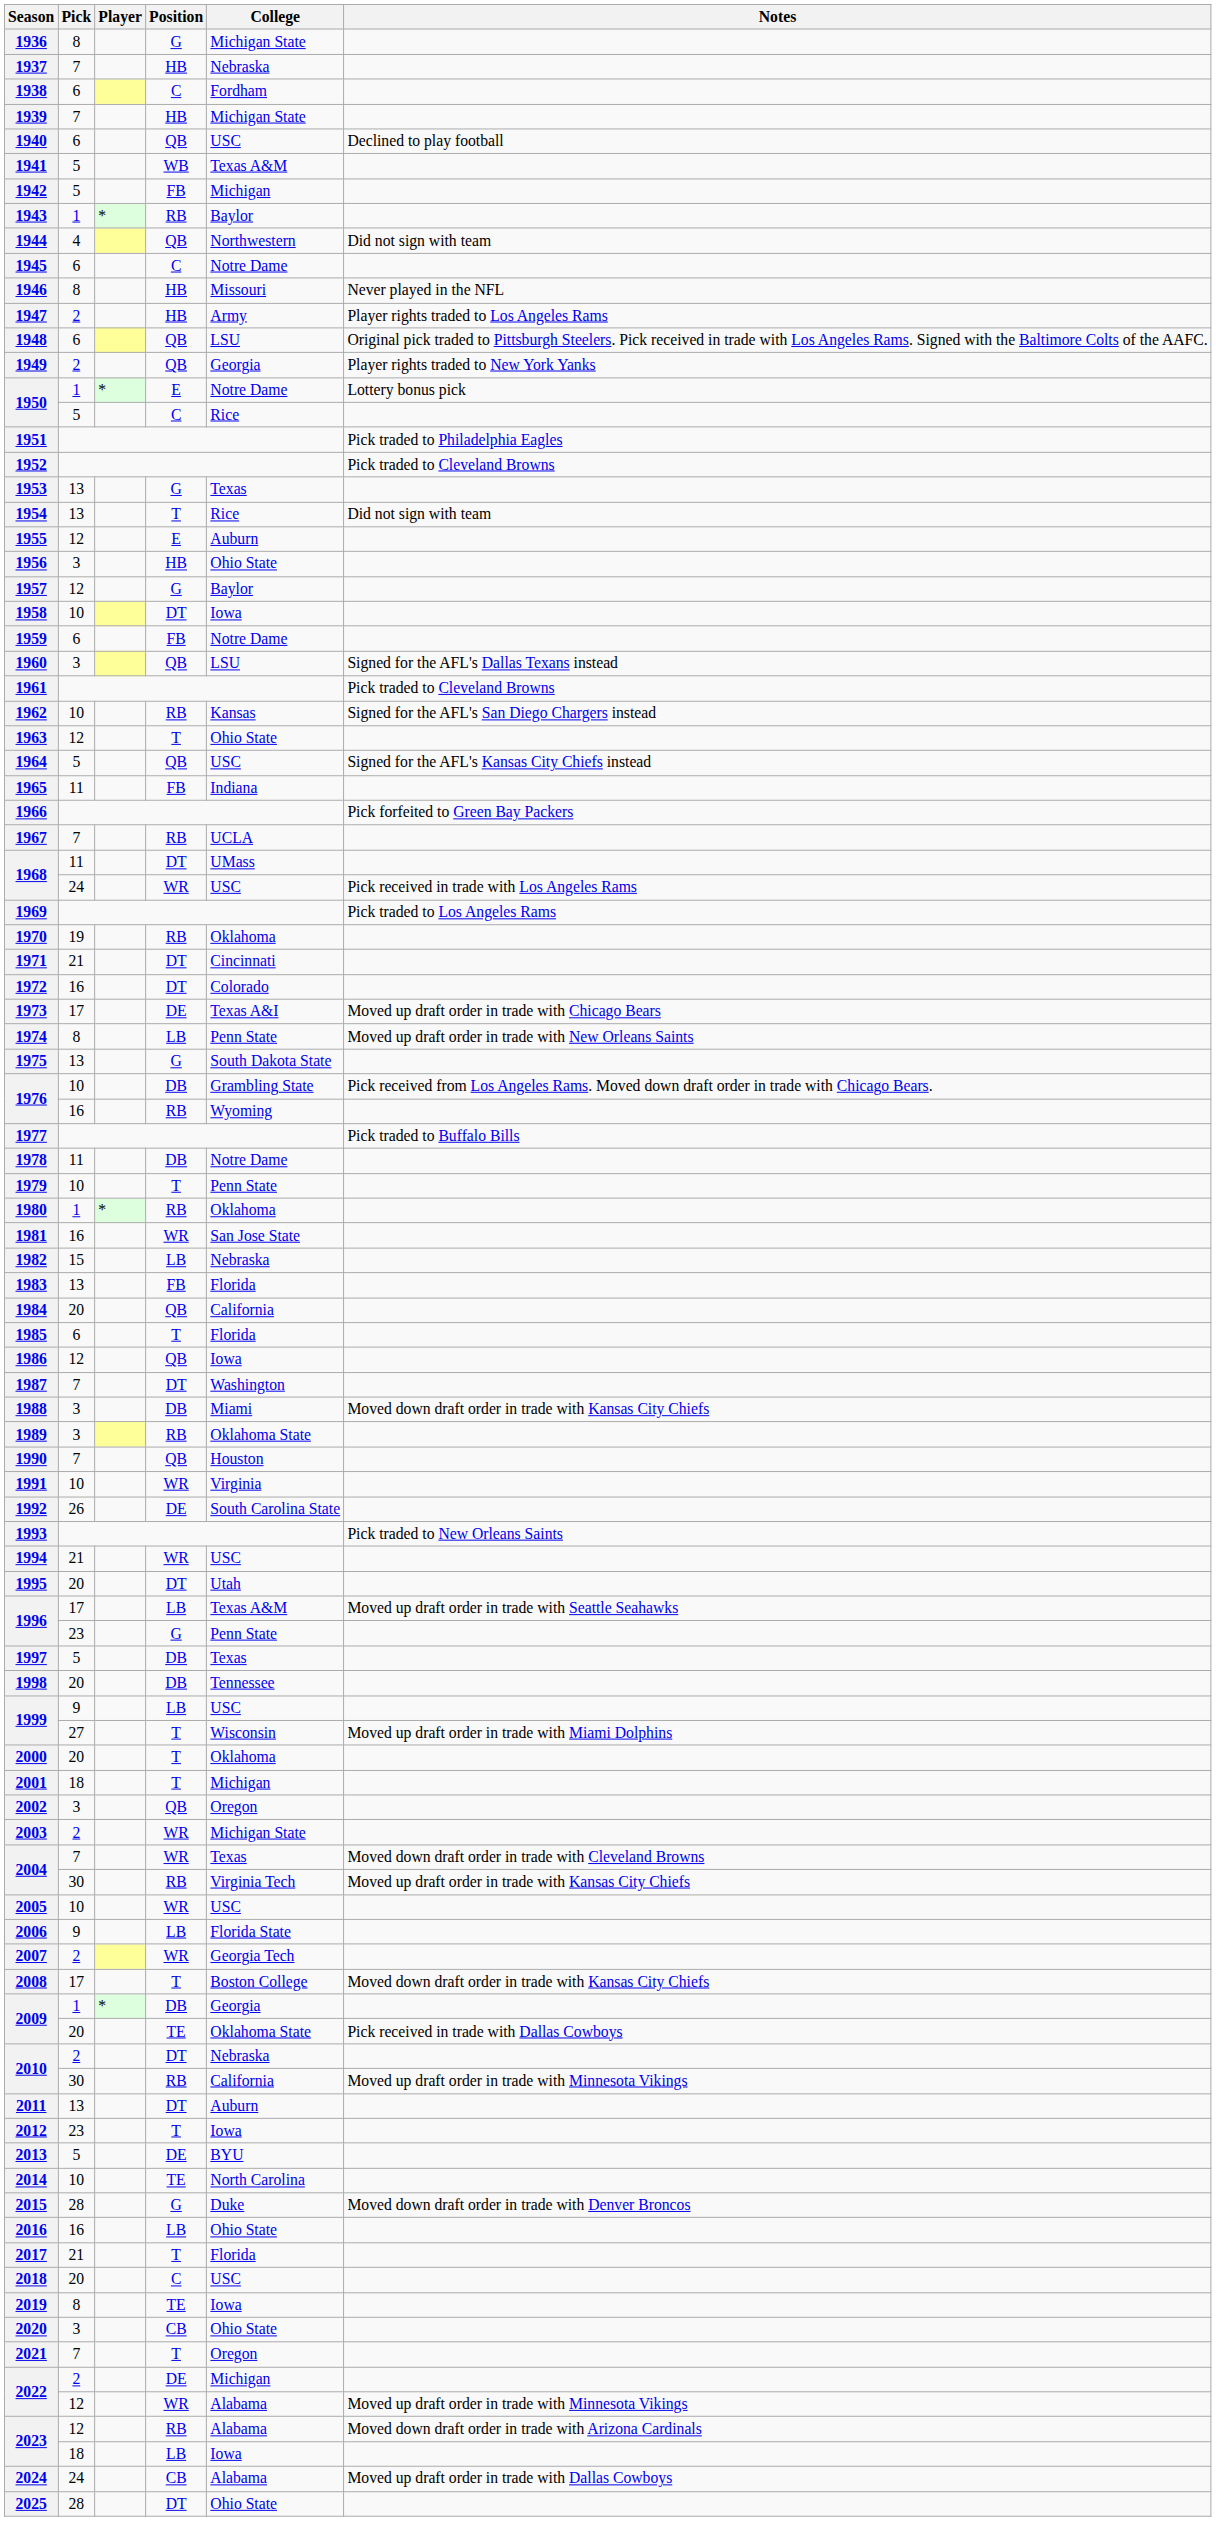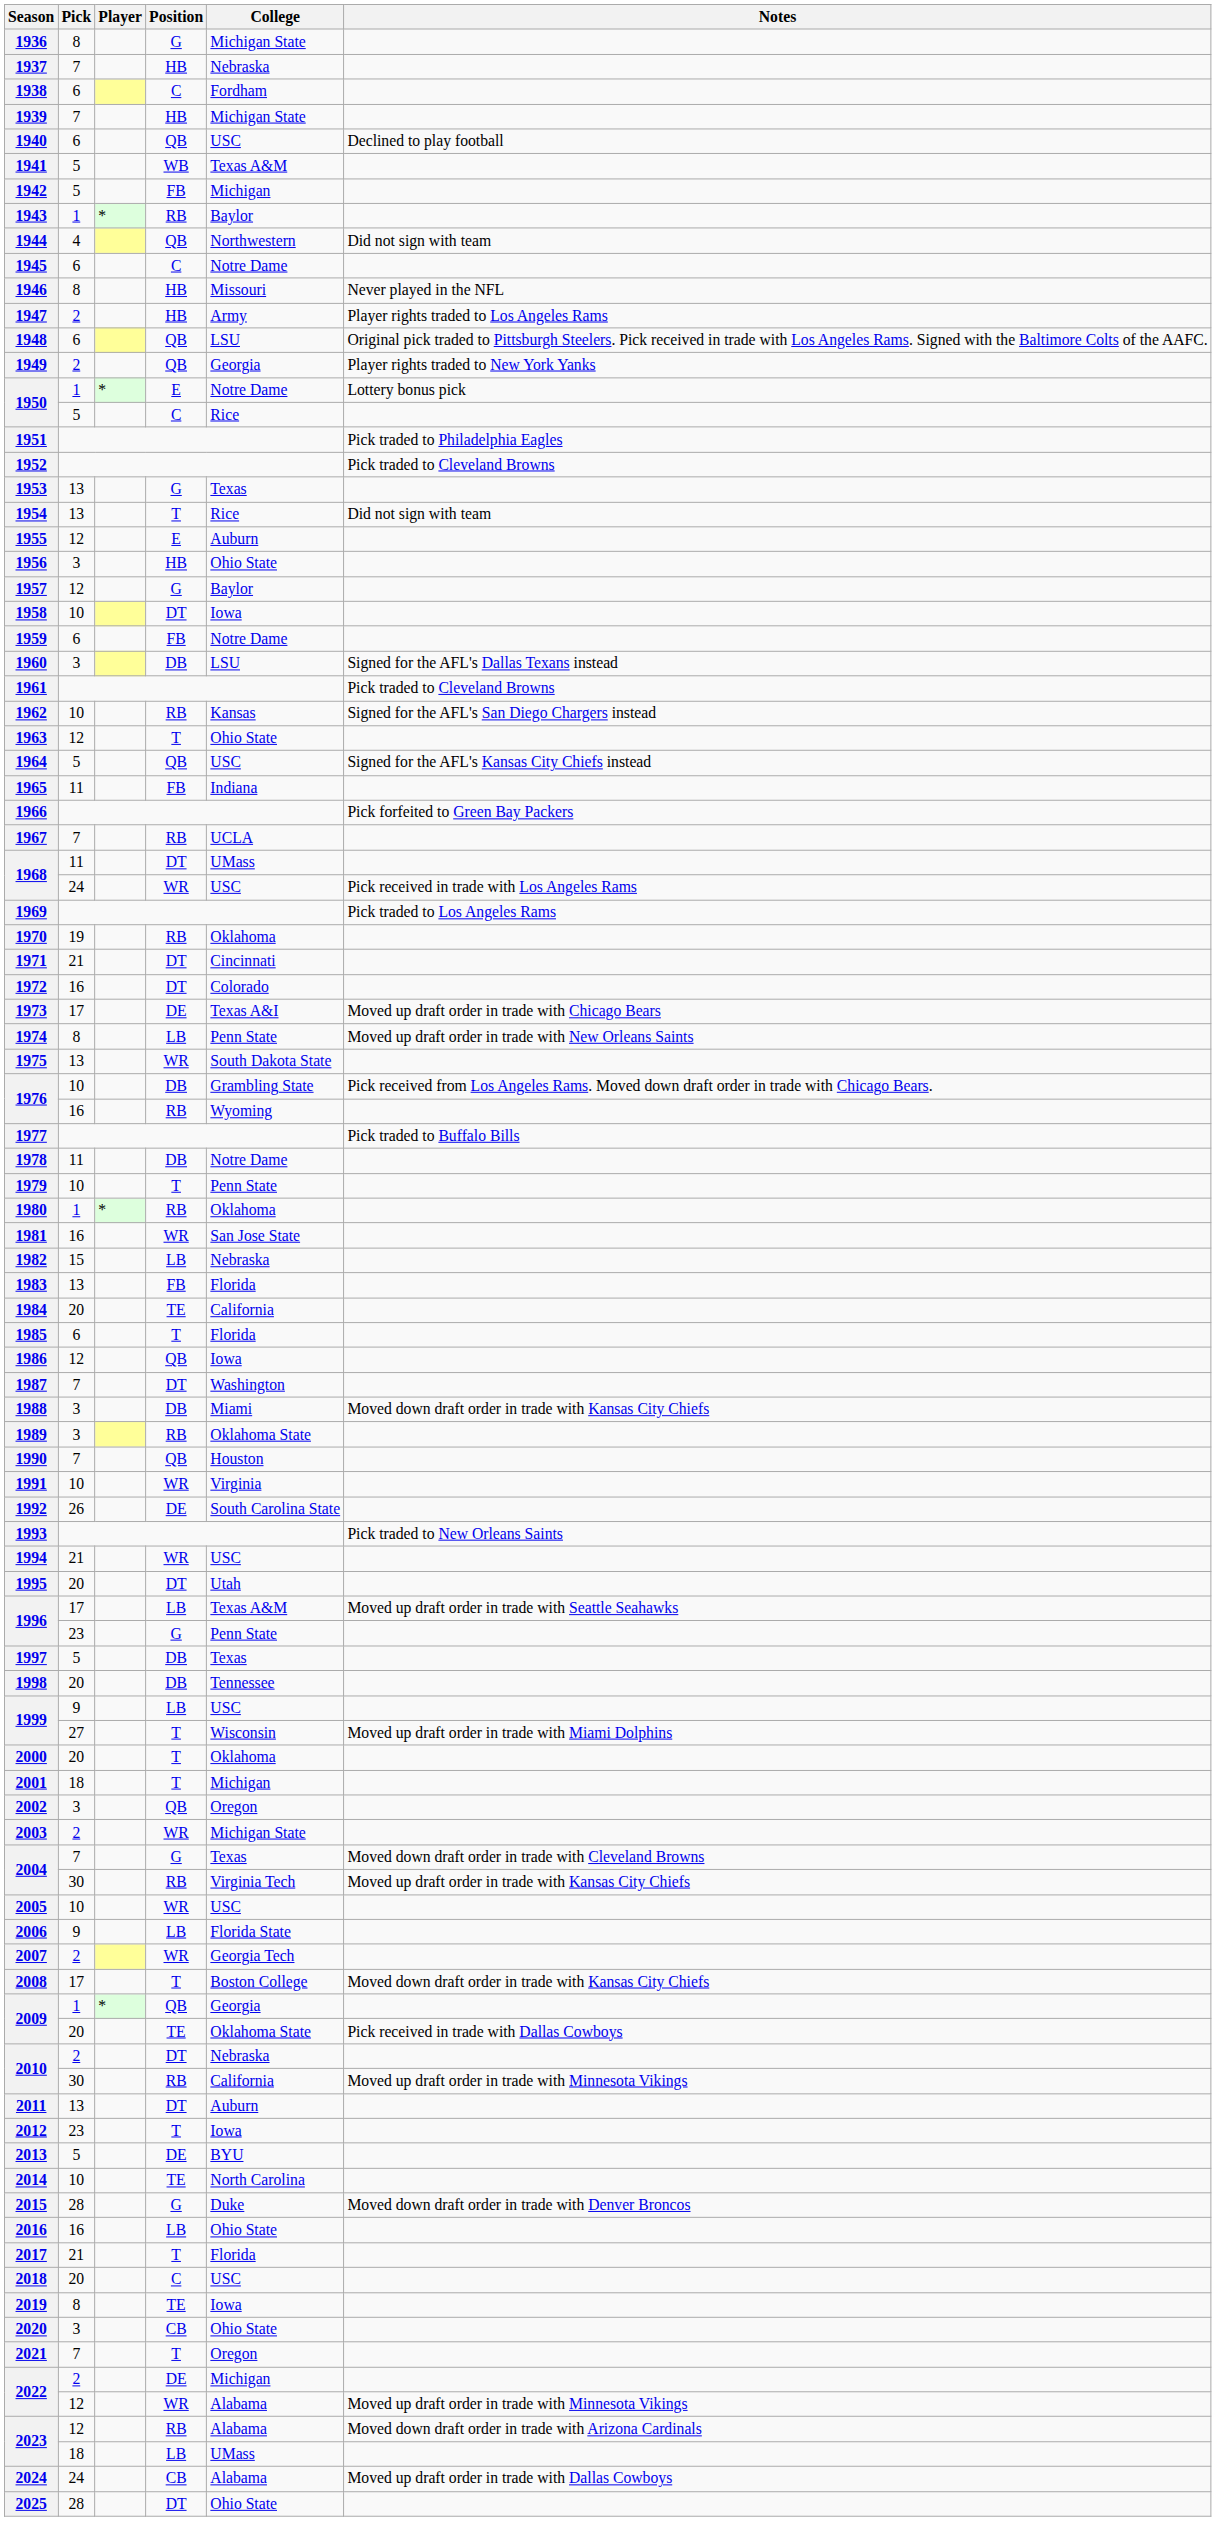(176, 663) QB -> (176, 663) DB
(176, 1061) G -> (176, 1061) WR
(176, 1310) QB -> (176, 1310) TE
(176, 1857) WR -> (176, 1857) G
(176, 2006) DB -> (176, 2006) QB
(226, 2453) Iowa -> (233, 2453) UMass
